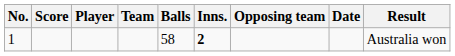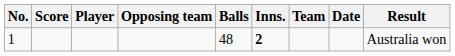columns swapped: (138, 16) <-> (280, 16)
(168, 39) 58 -> (226, 39) 48
